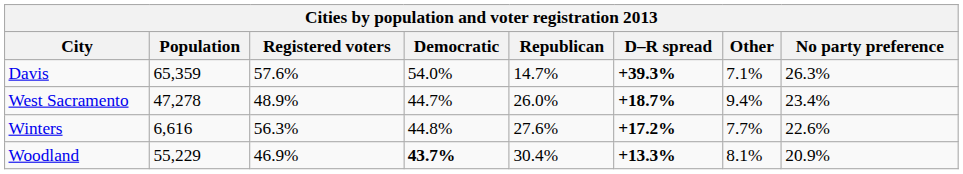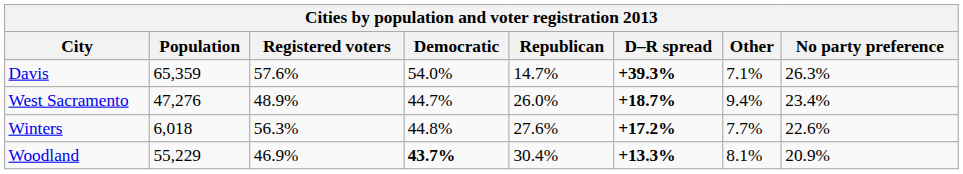(177, 100) 47,278 -> (177, 100) 47,276
(173, 127) 6,616 -> (173, 127) 6,018
